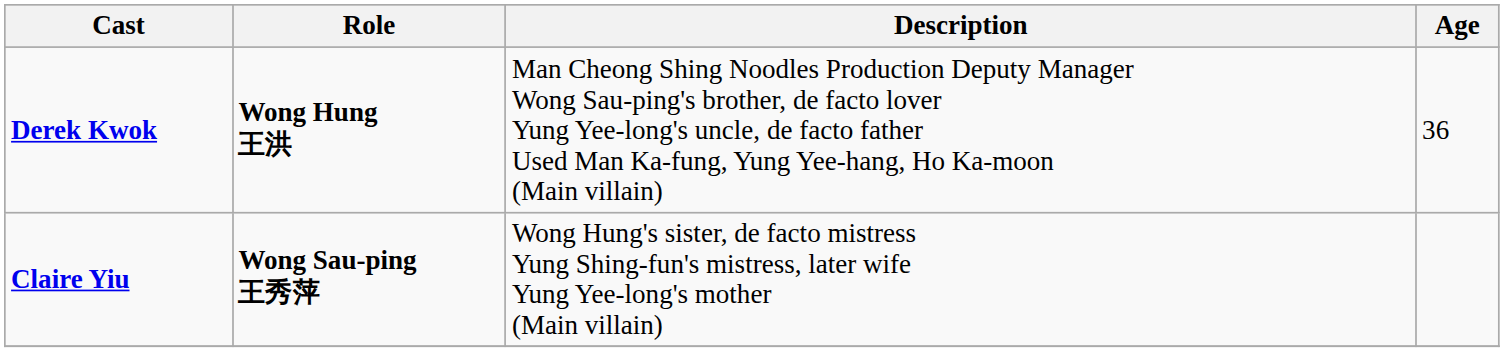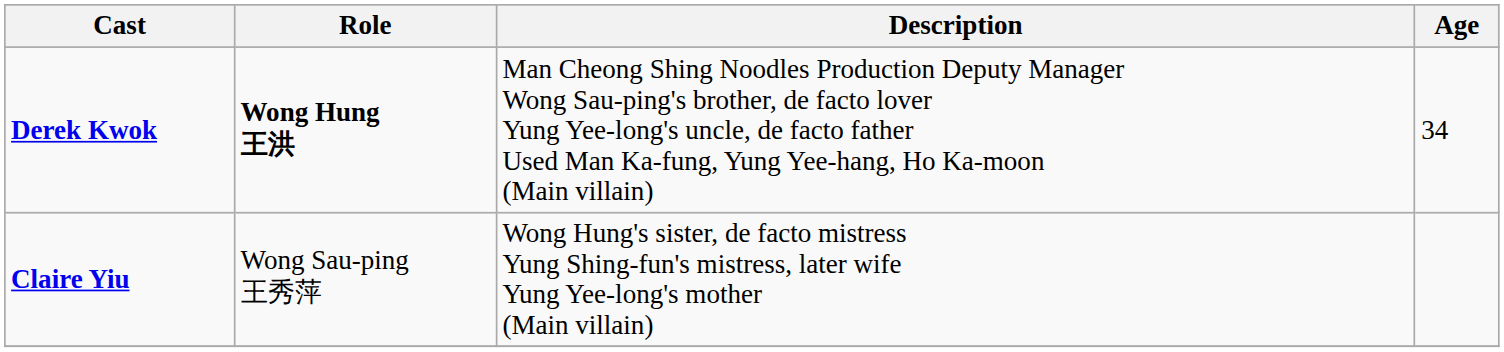(1436, 129) 36 -> (1435, 129) 34
(327, 277) bold -> (325, 277) normal
